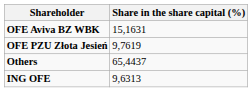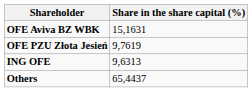rows swapped: (29, 78) <-> (22, 62)
